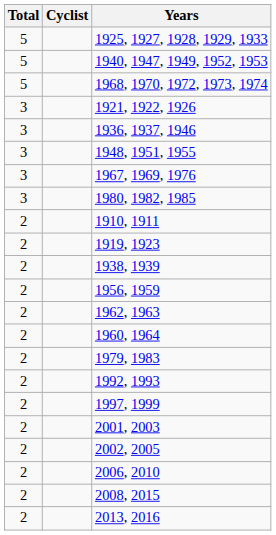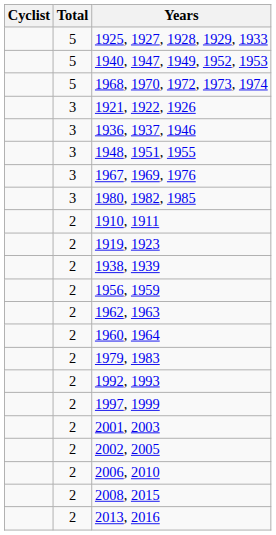columns swapped: (67, 15) <-> (24, 15)
